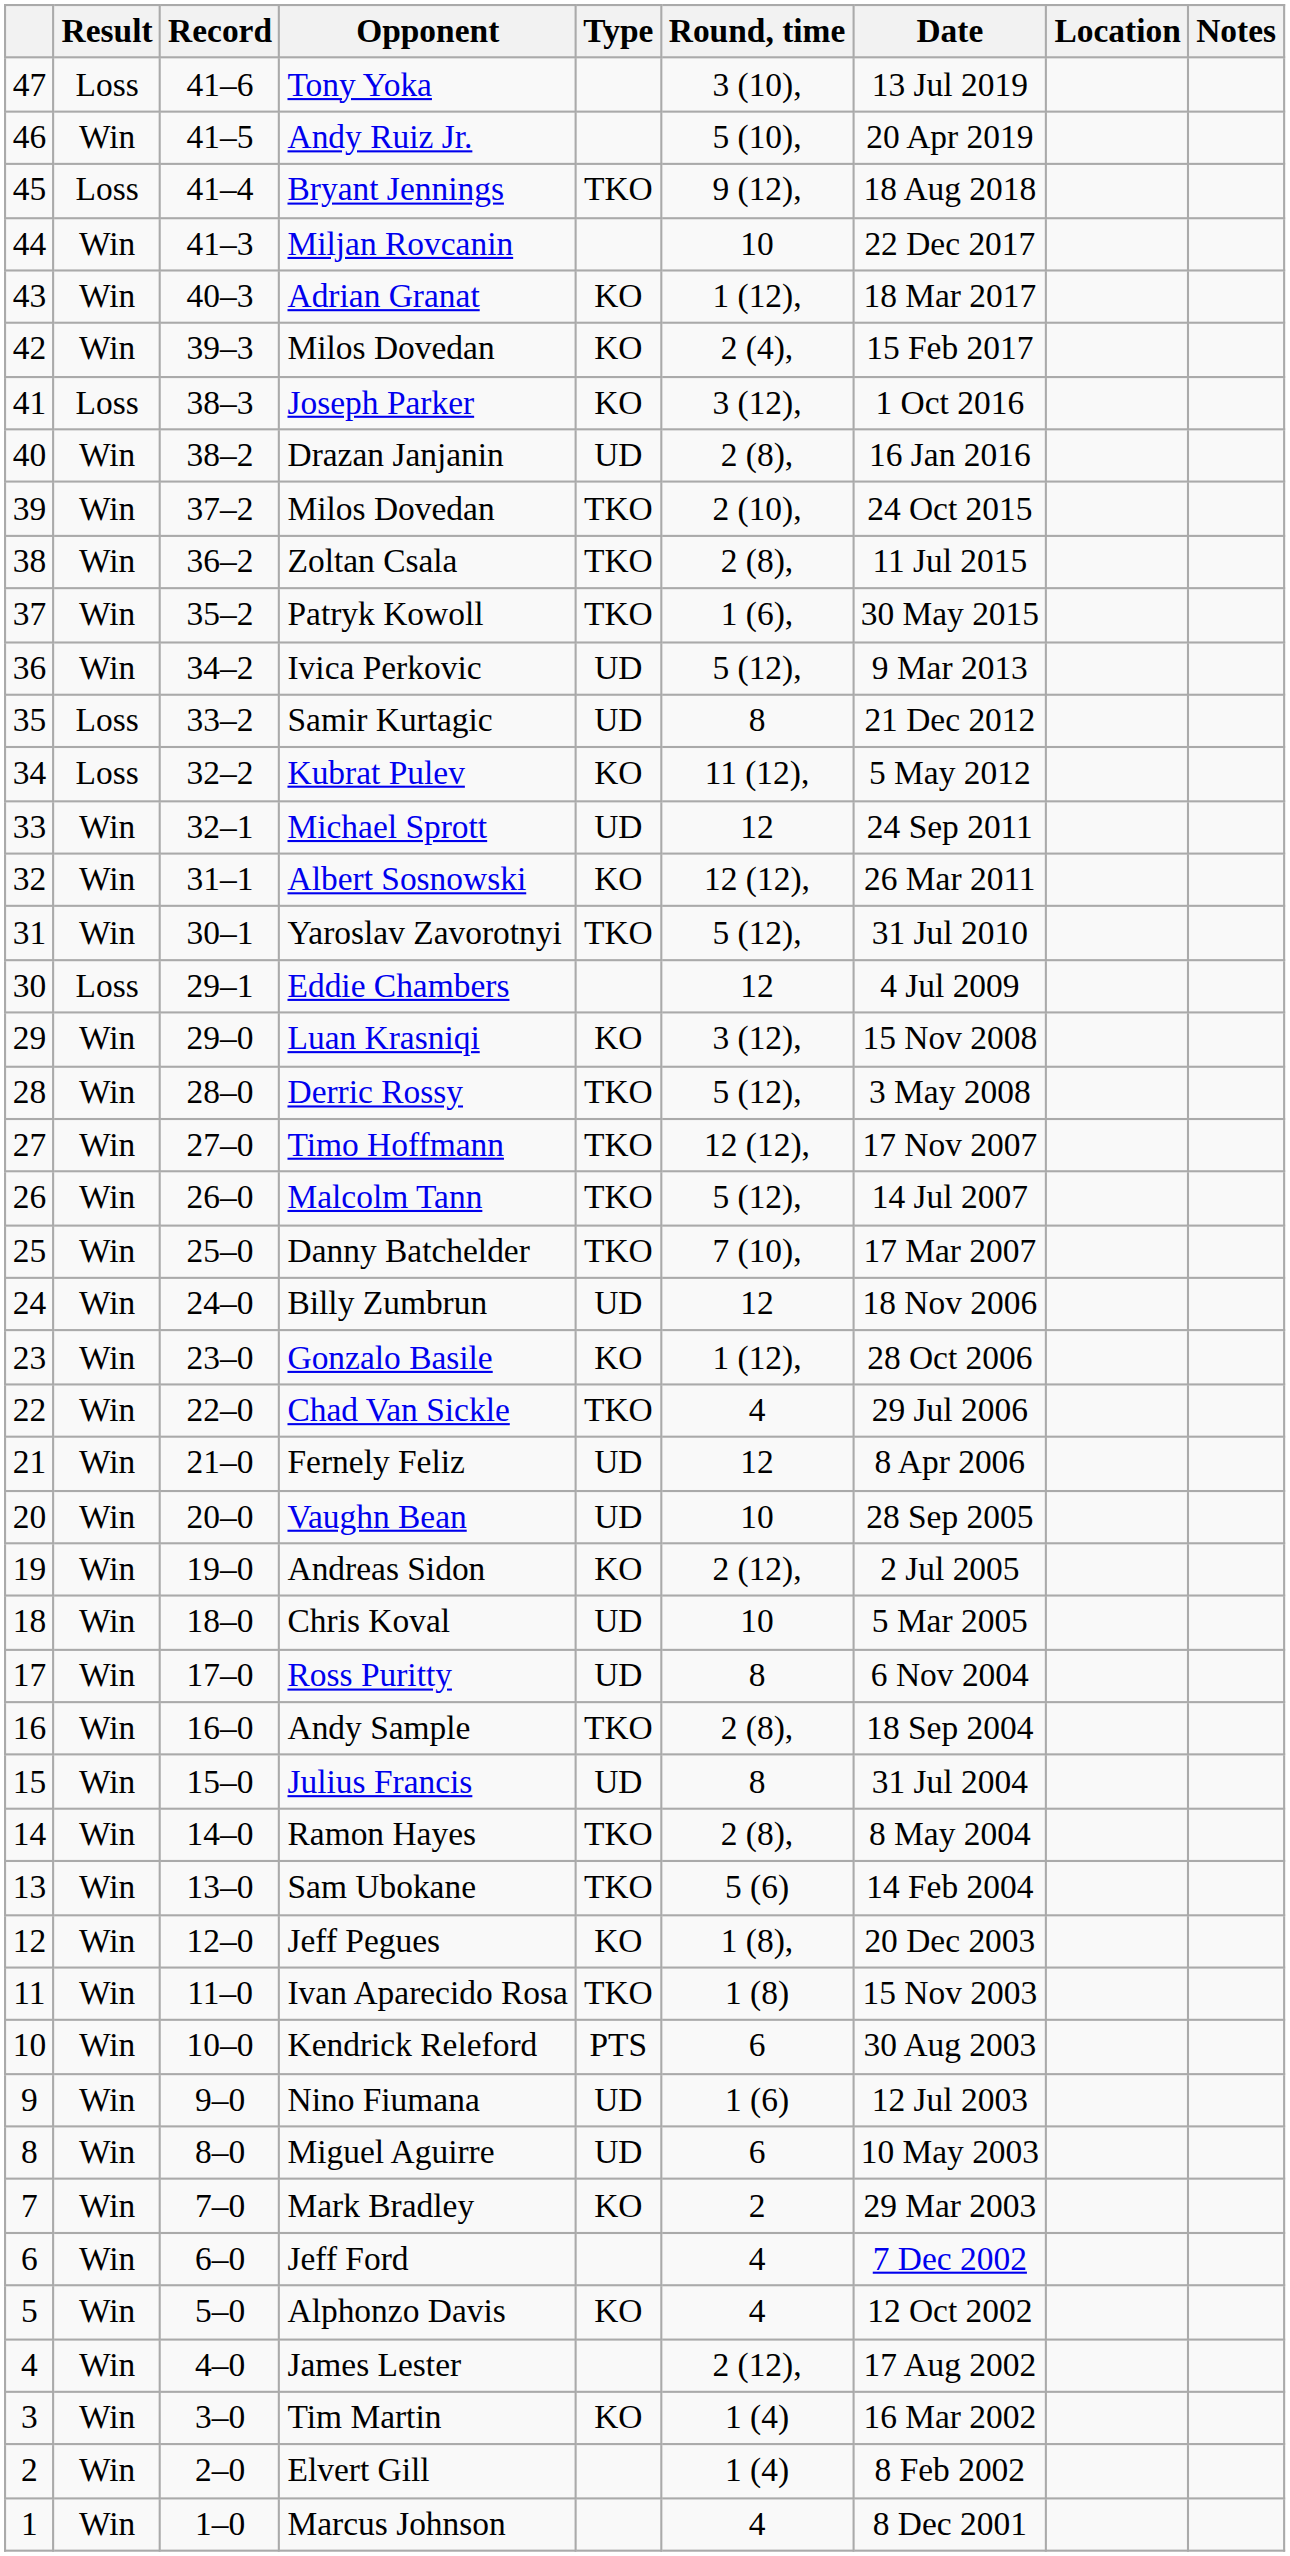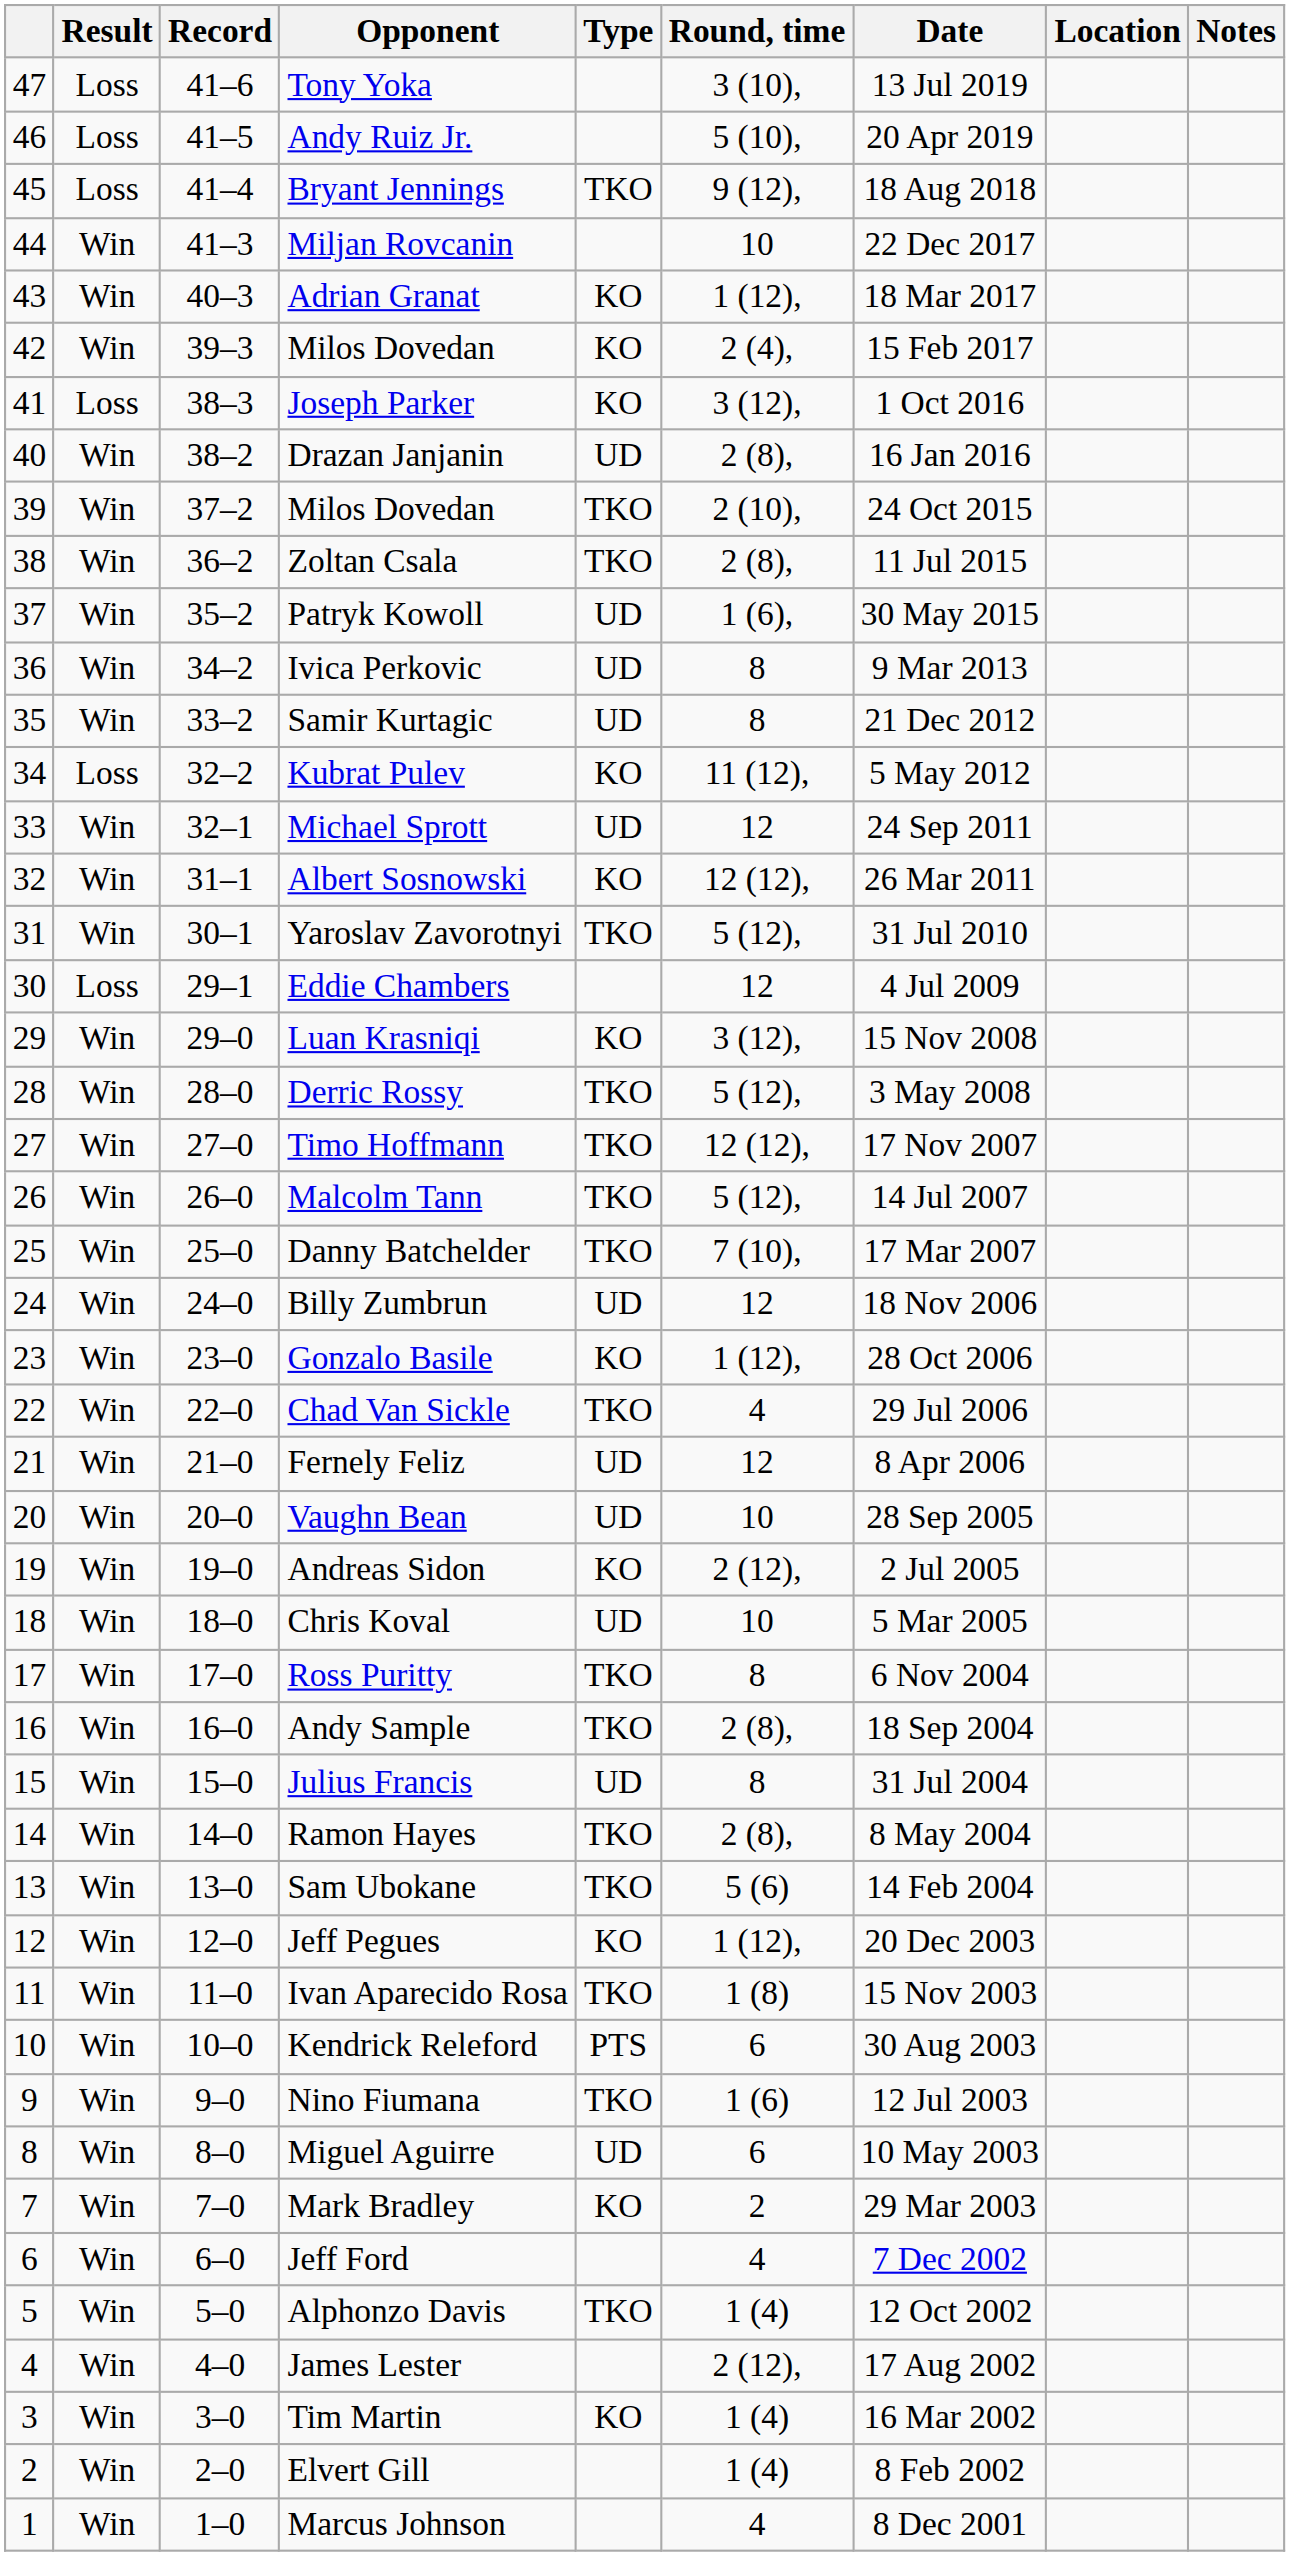(107, 137) Win -> (107, 137) Loss
(618, 614) TKO -> (618, 614) UD
(757, 667) 5 (12), -> (757, 667) 8
(107, 720) Loss -> (107, 720) Win
(618, 1675) UD -> (618, 1675) TKO
(757, 1940) 1 (8), -> (757, 1940) 1 (12),
(618, 2099) UD -> (618, 2099) TKO
(618, 2311) KO -> (618, 2311) TKO
(757, 2311) 4 -> (757, 2311) 1 (4)
